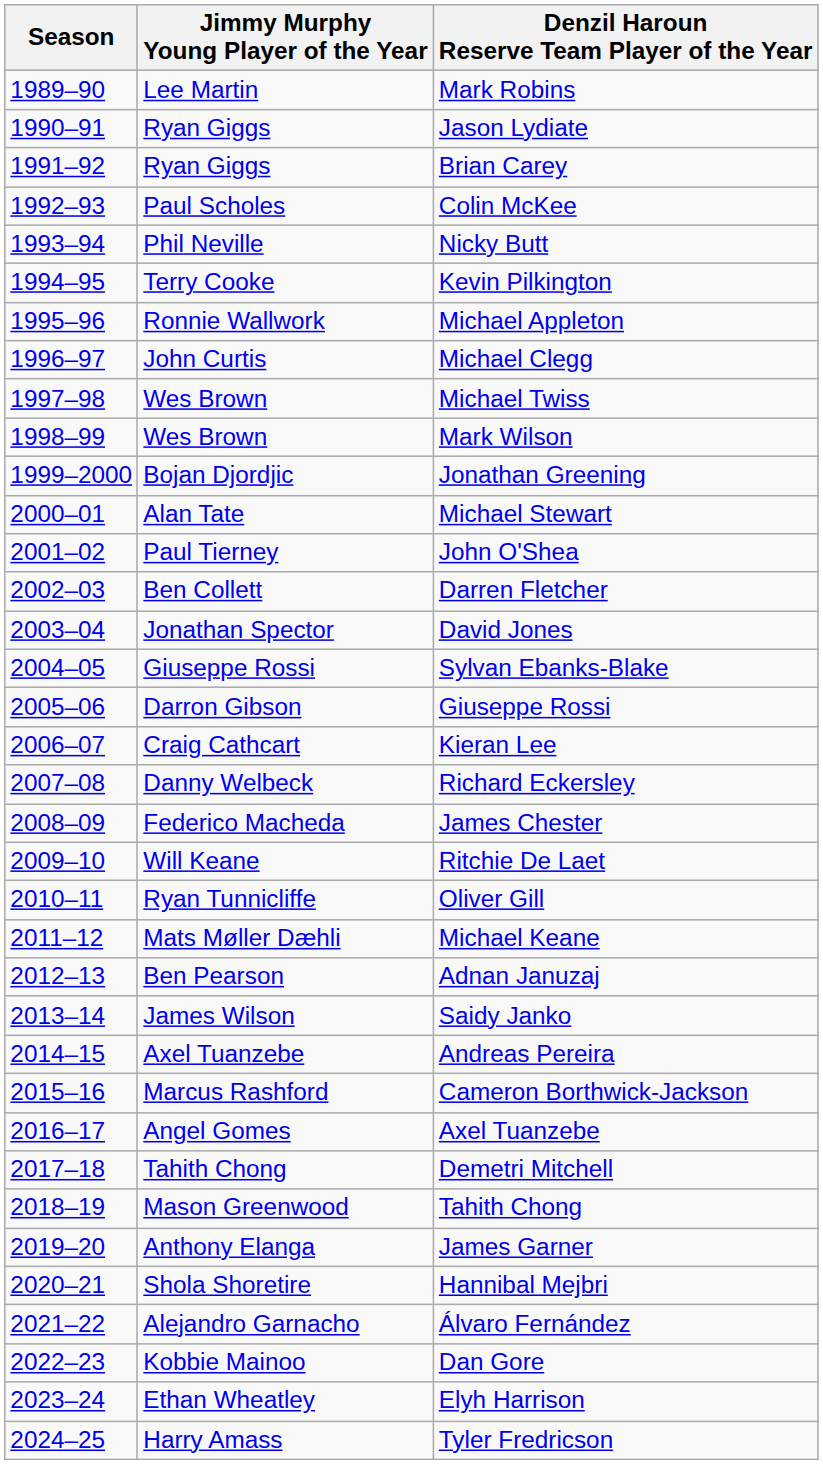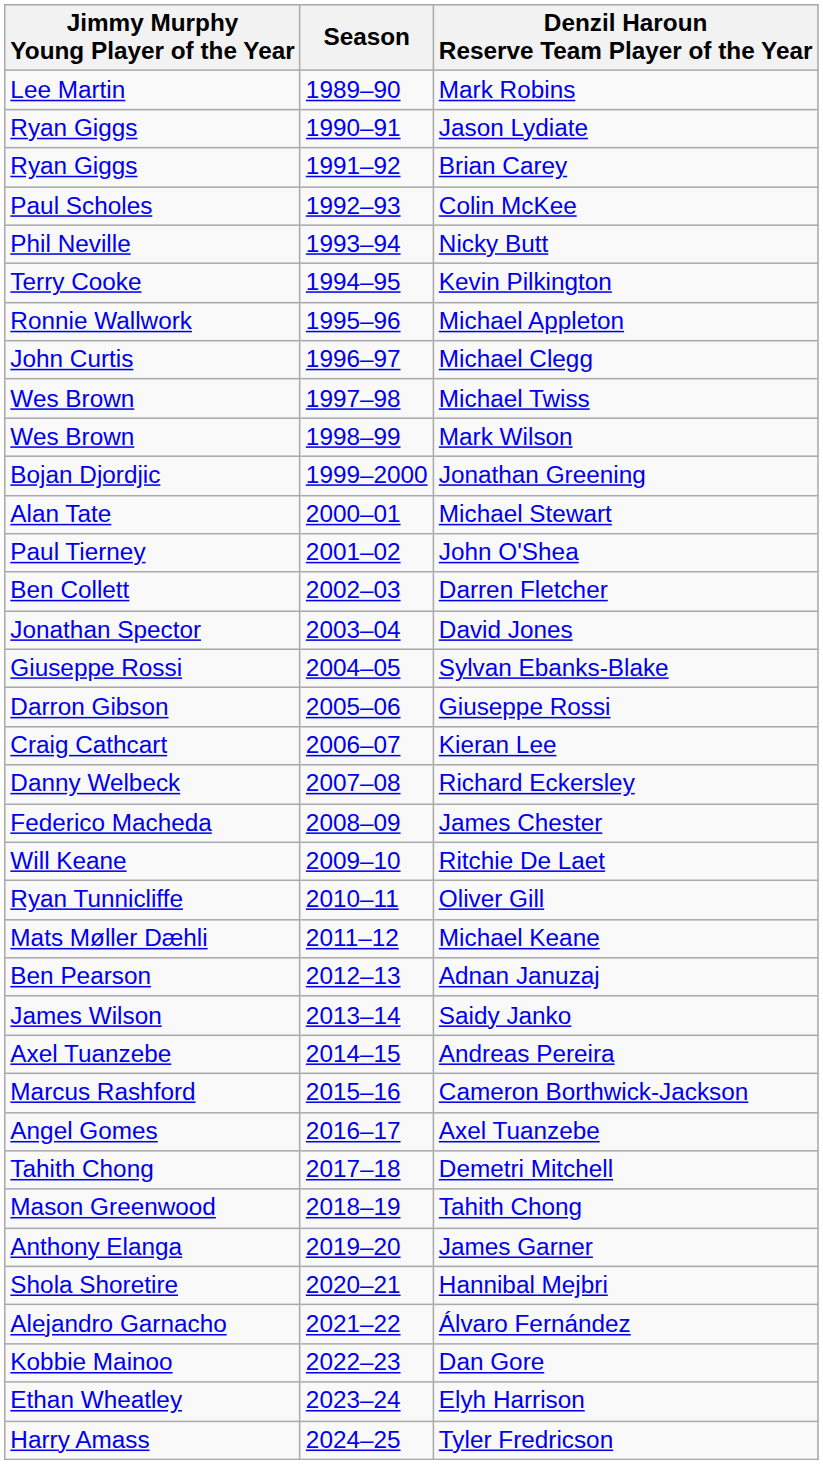columns swapped: (71, 37) <-> (285, 37)
